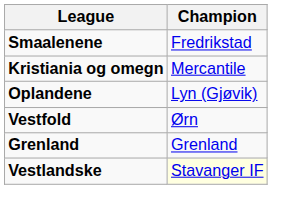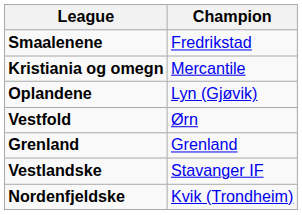(217, 171) lightyellow background -> (217, 171) no background
+ row: (67, 196)
